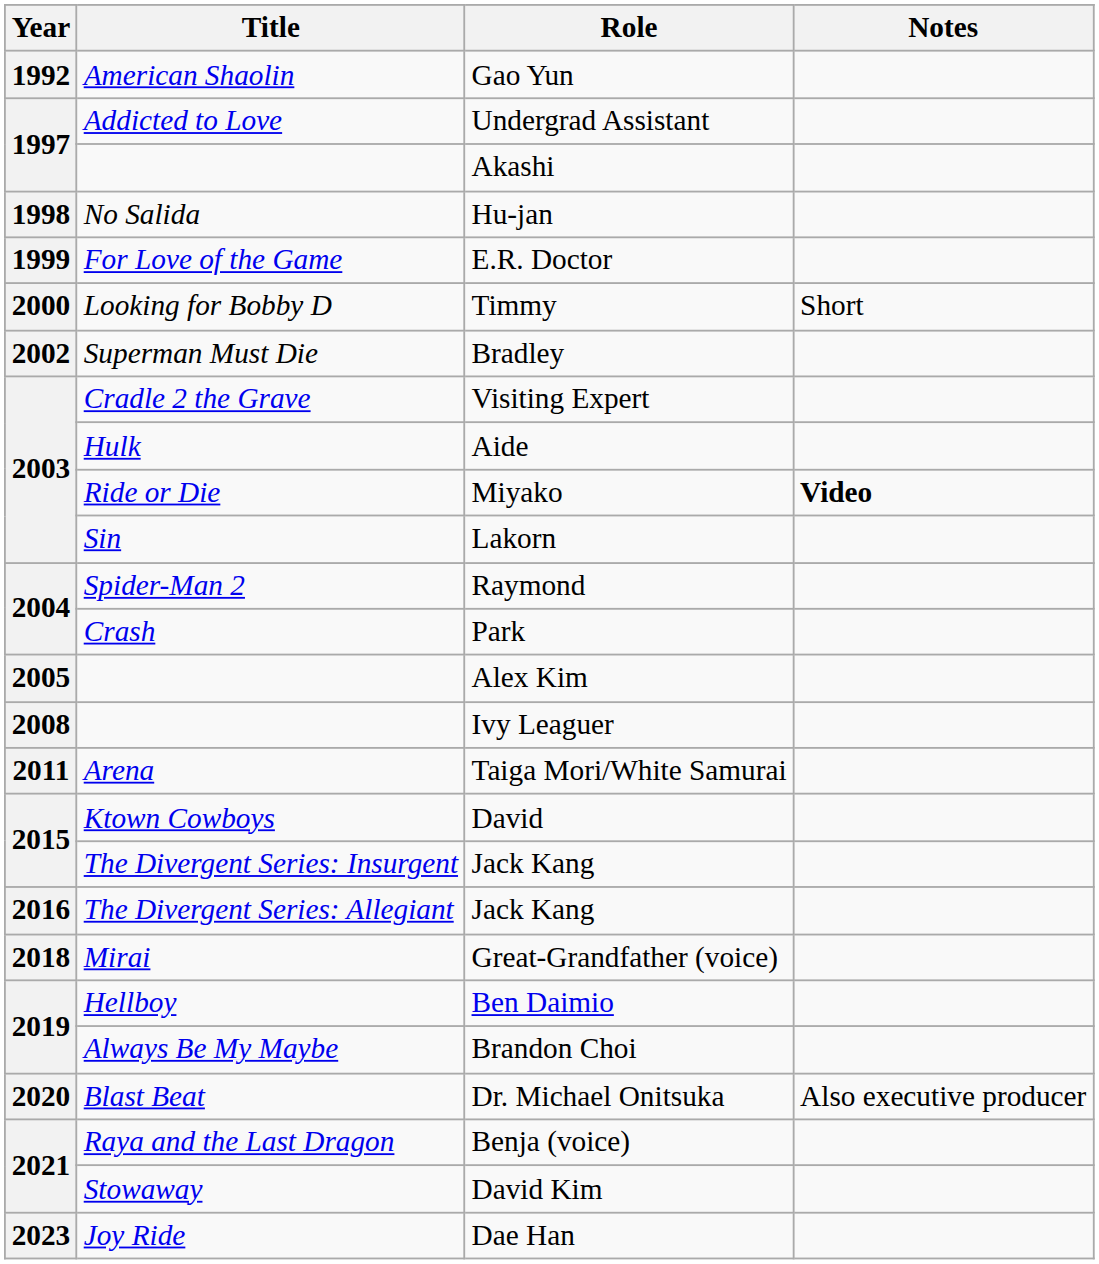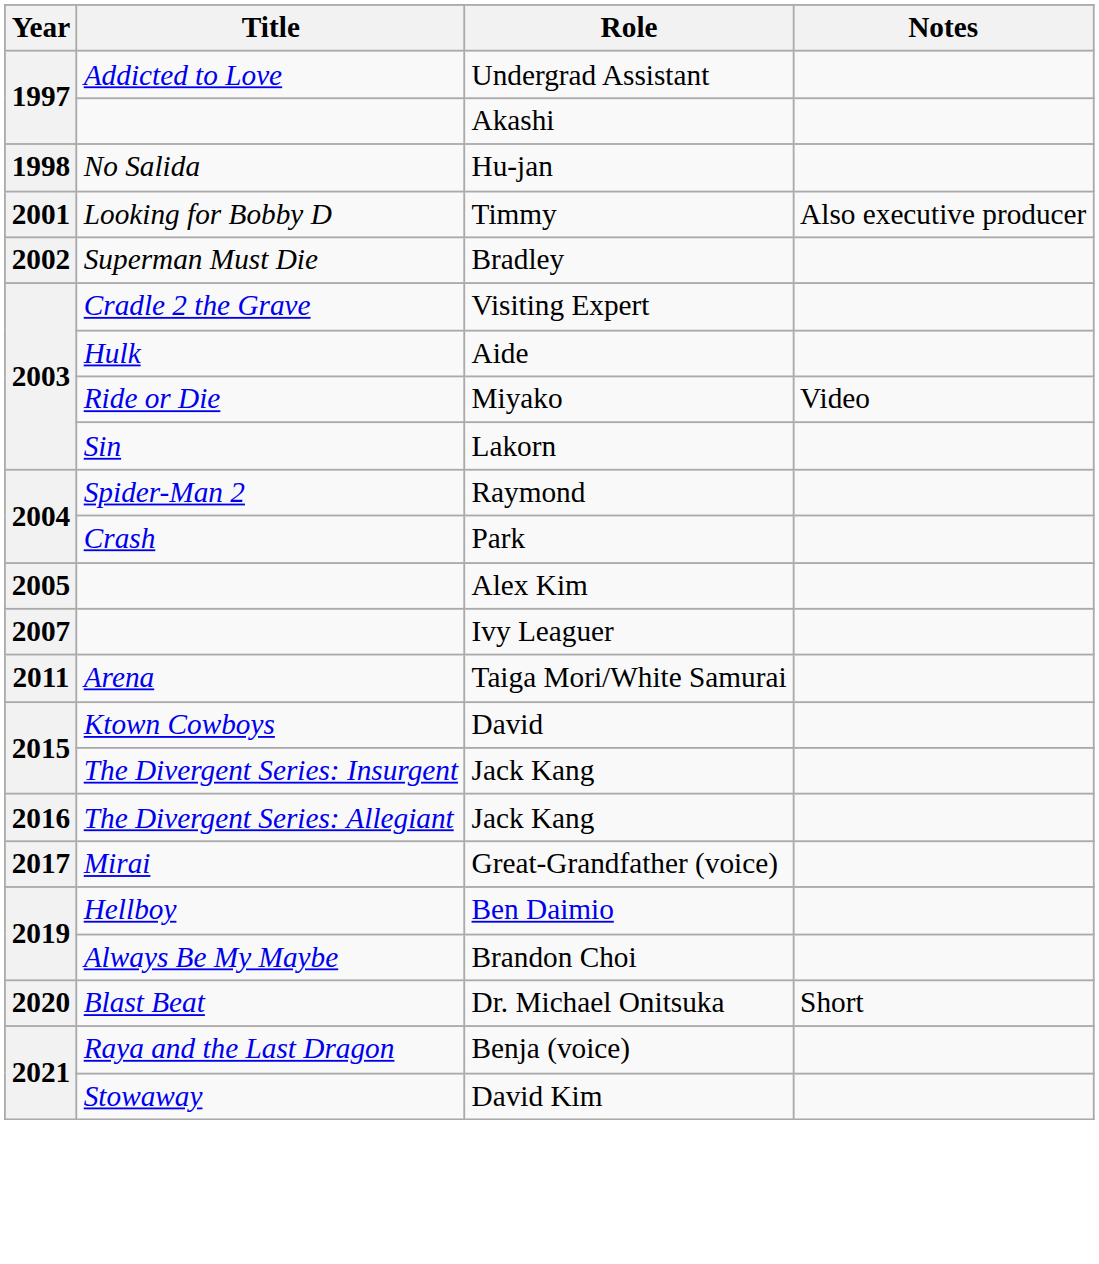- row: (189, 74)
- row: (213, 259)
(41, 306) 2000 -> (41, 213) 2001
(832, 306) Short -> (943, 213) Also executive producer
(836, 492) bold -> (835, 399) normal
(41, 724) 2008 -> (41, 631) 2007
(41, 956) 2018 -> (41, 863) 2017
(943, 1095) Also executive producer -> (832, 1002) Short
- row: (135, 1235)
